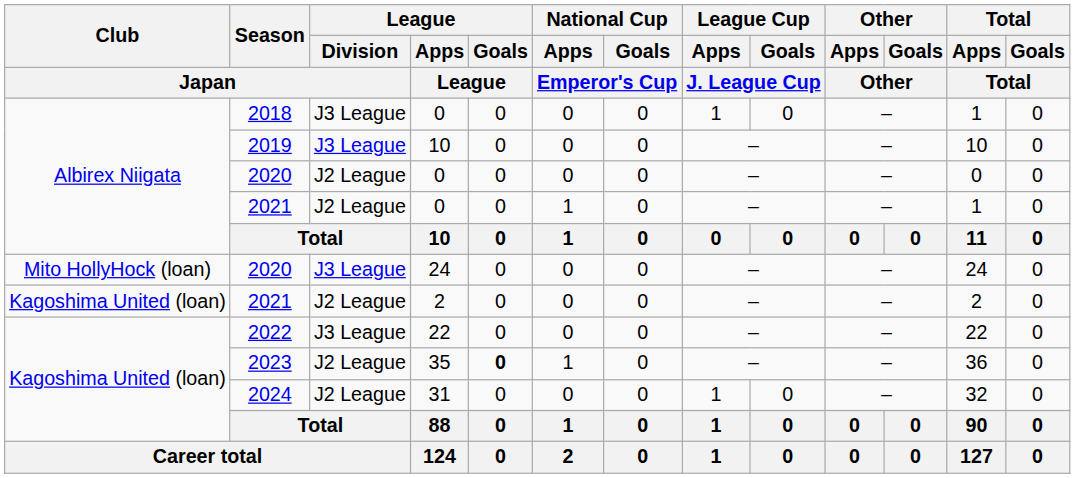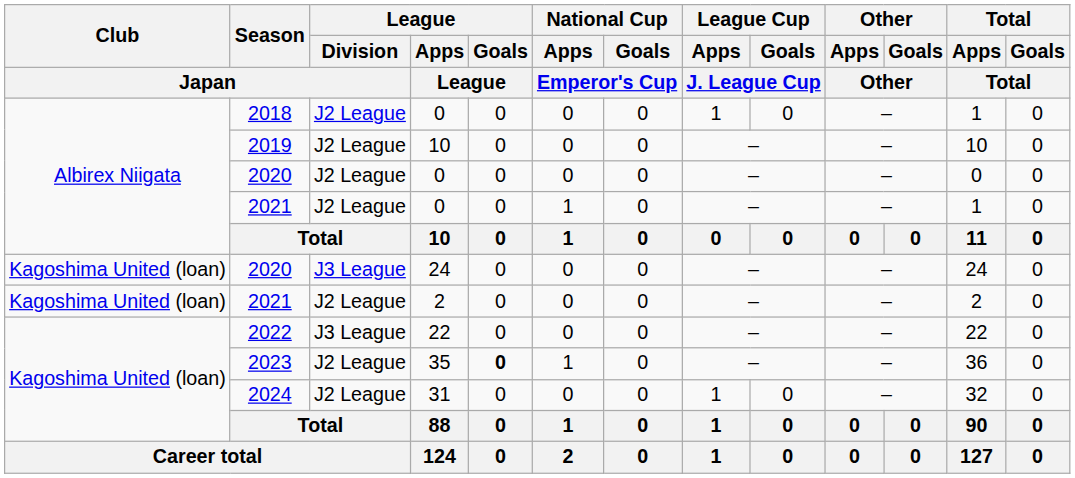(360, 113) J3 League -> (360, 113) J2 League
(360, 144) J3 League -> (360, 144) J2 League
(117, 269) Mito HollyHock (loan) -> (117, 269) Kagoshima United (loan)
